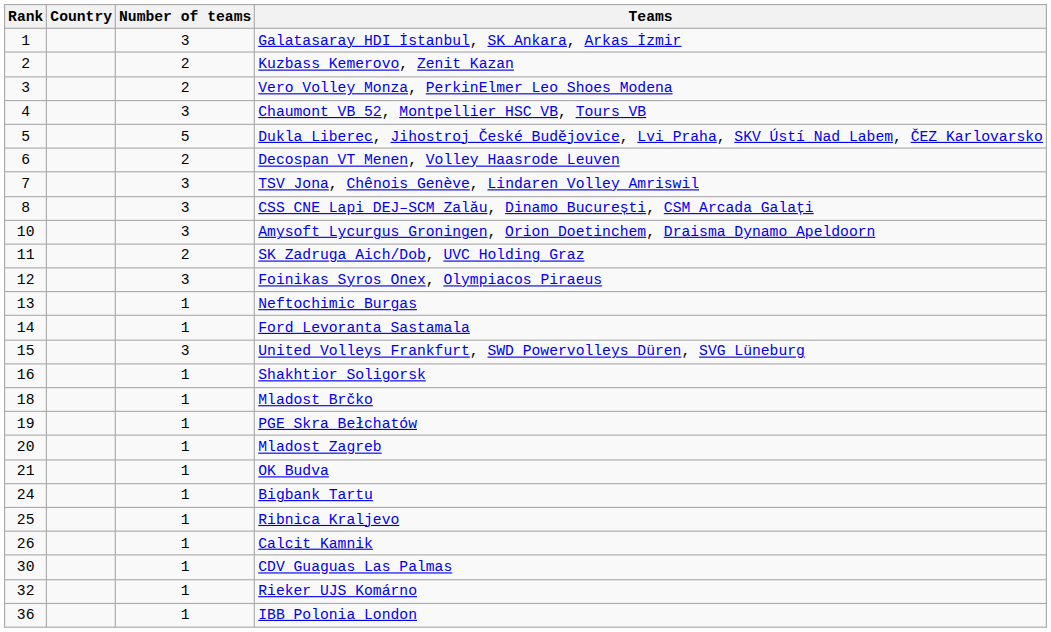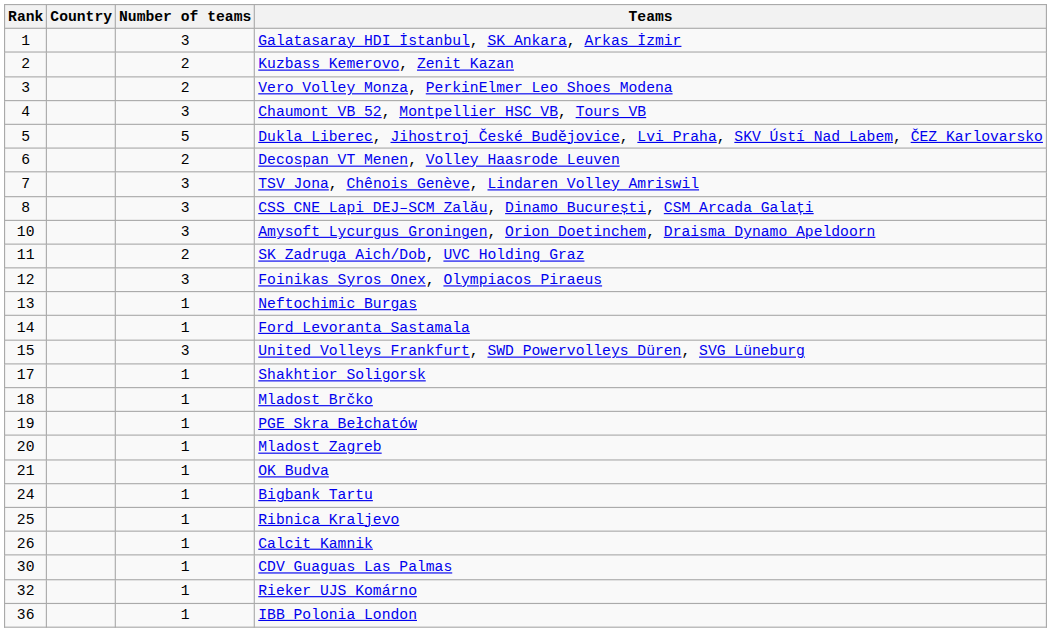(26, 376) 16 -> (26, 376) 17
